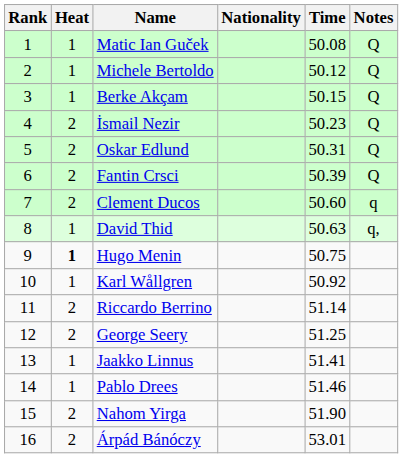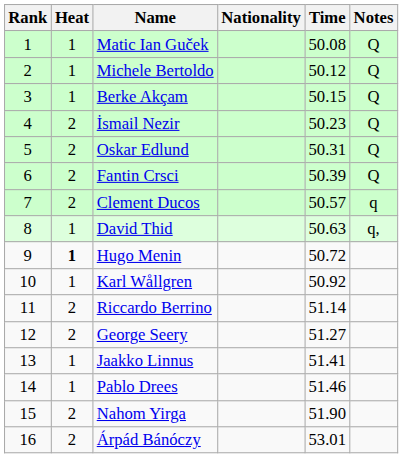(327, 202) 50.60 -> (327, 202) 50.57
(327, 255) 50.75 -> (327, 255) 50.72
(327, 334) 51.25 -> (327, 334) 51.27
